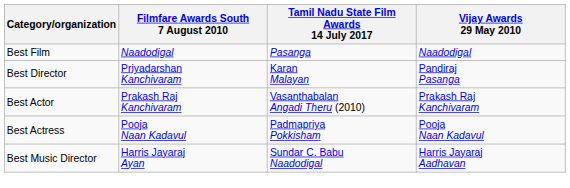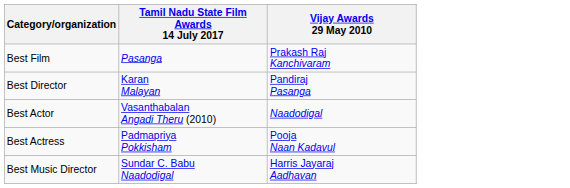- column: (193, 24)
(445, 52) Naadodigal -> (300, 58) Prakash Raj Kanchivaram
(449, 102) Prakash Raj Kanchivaram -> (296, 114) Naadodigal
